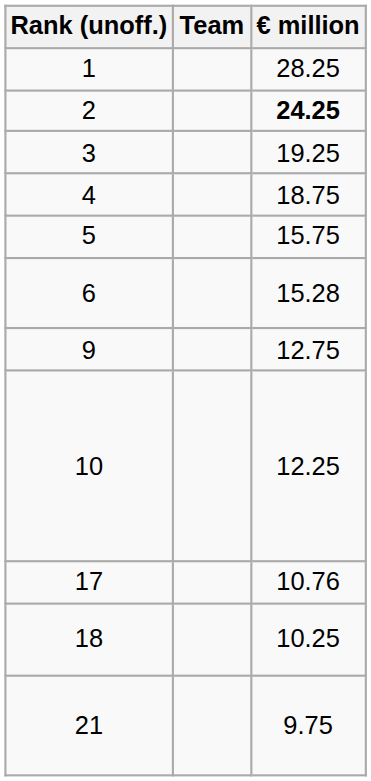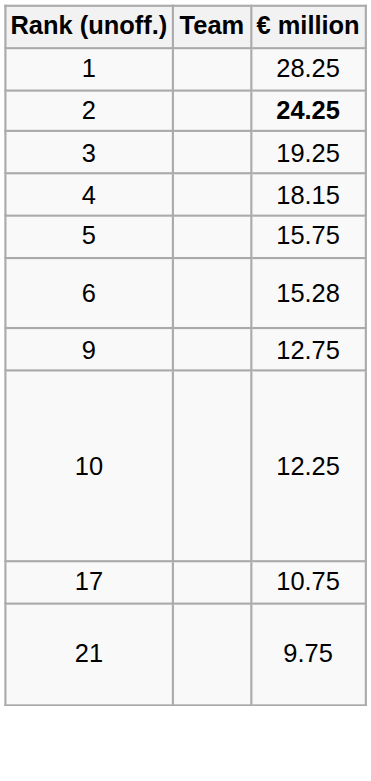(308, 194) 18.75 -> (308, 194) 18.15
(308, 582) 10.76 -> (308, 582) 10.75
- row: (89, 639)
